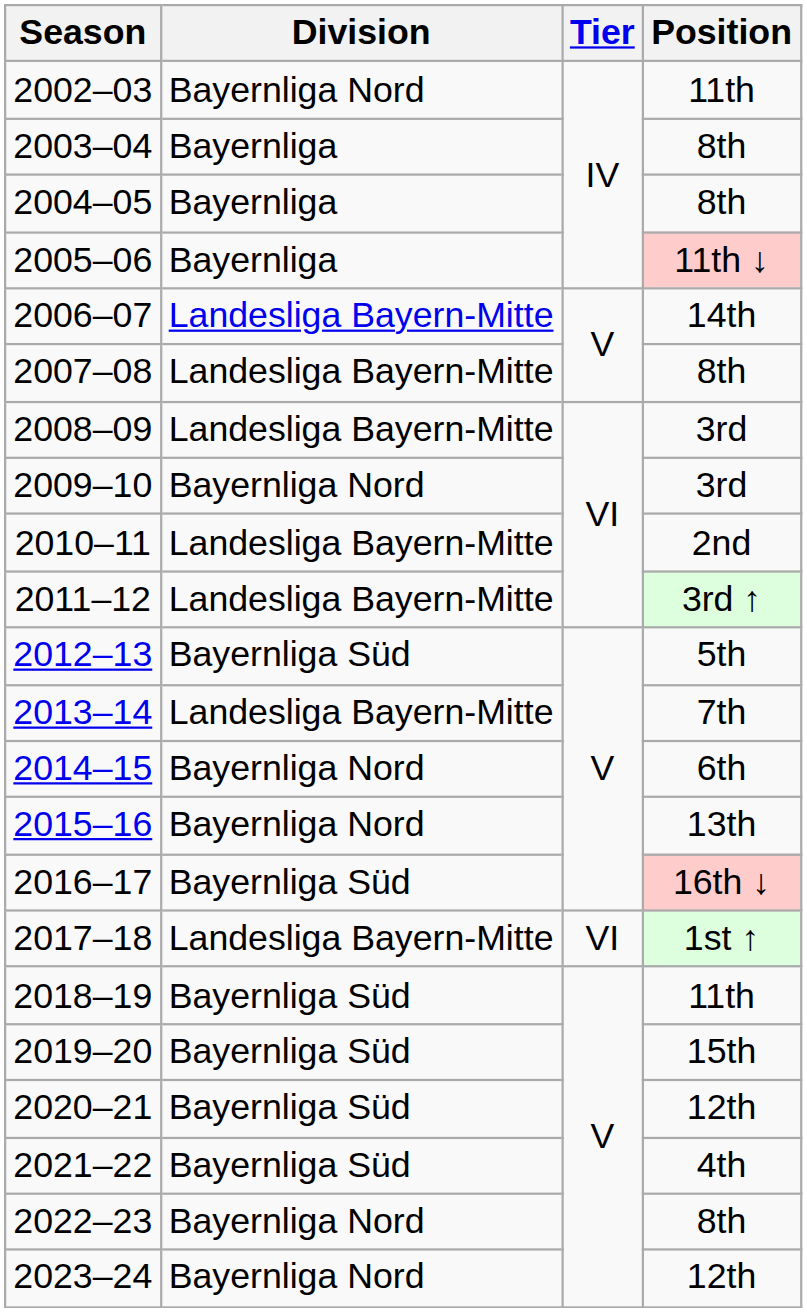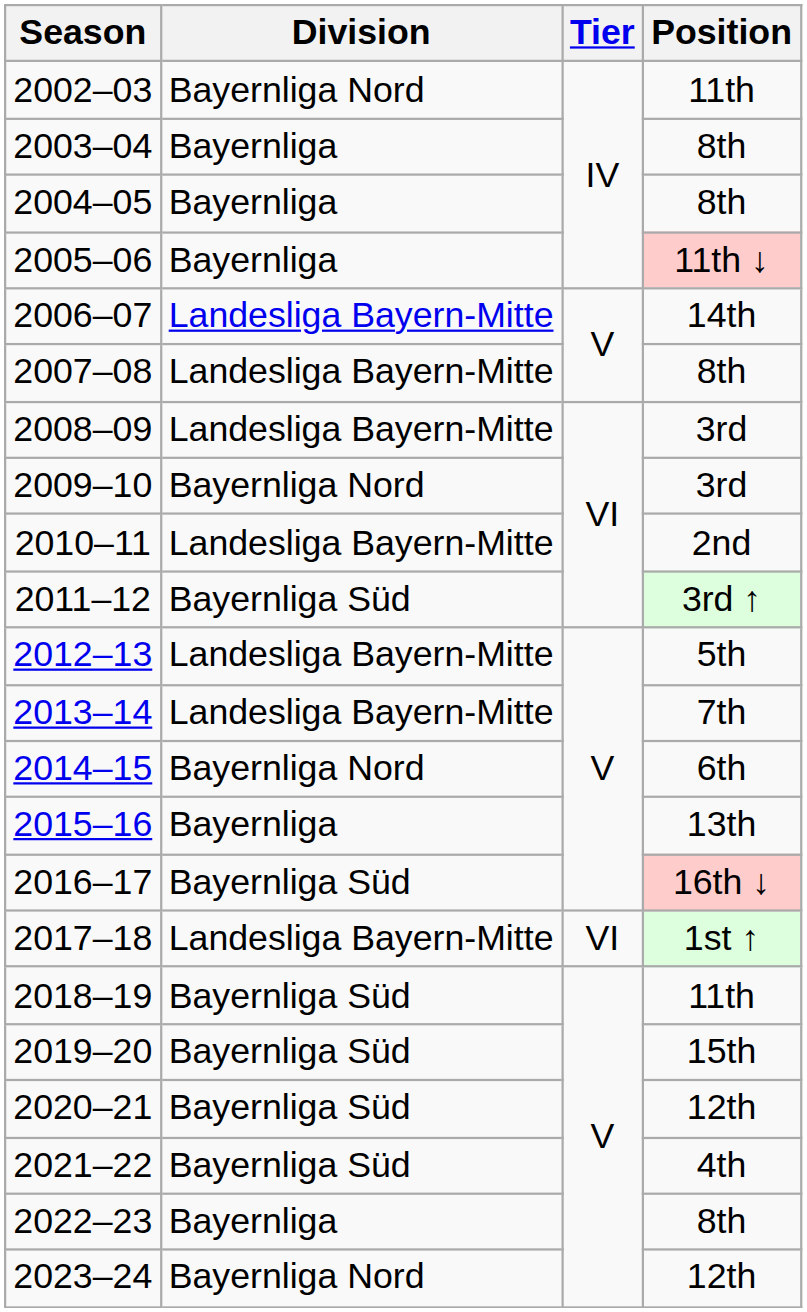(361, 598) Landesliga Bayern-Mitte -> (290, 598) Bayernliga Süd
(290, 655) Bayernliga Süd -> (361, 655) Landesliga Bayern-Mitte
(297, 825) Bayernliga Nord -> (253, 825) Bayernliga
(297, 1221) Bayernliga Nord -> (253, 1221) Bayernliga
